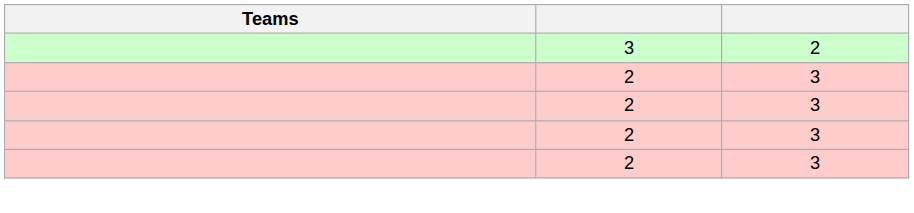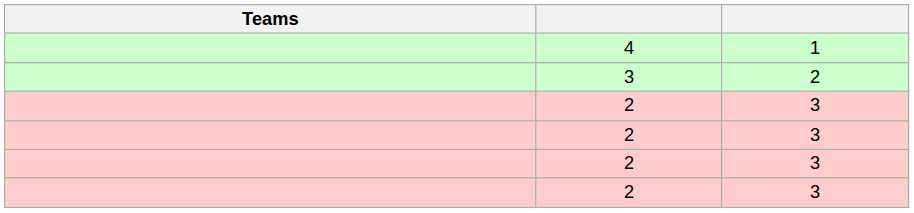+ row: (629, 47)
